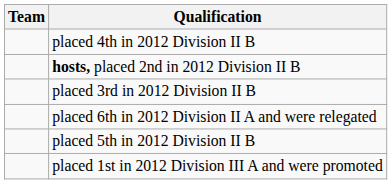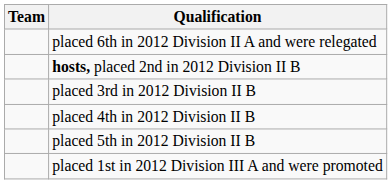rows swapped: (214, 116) <-> (154, 41)
